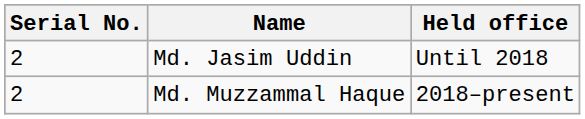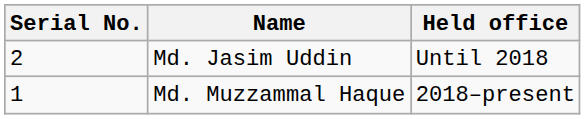(17, 95) 2 -> (17, 95) 1
